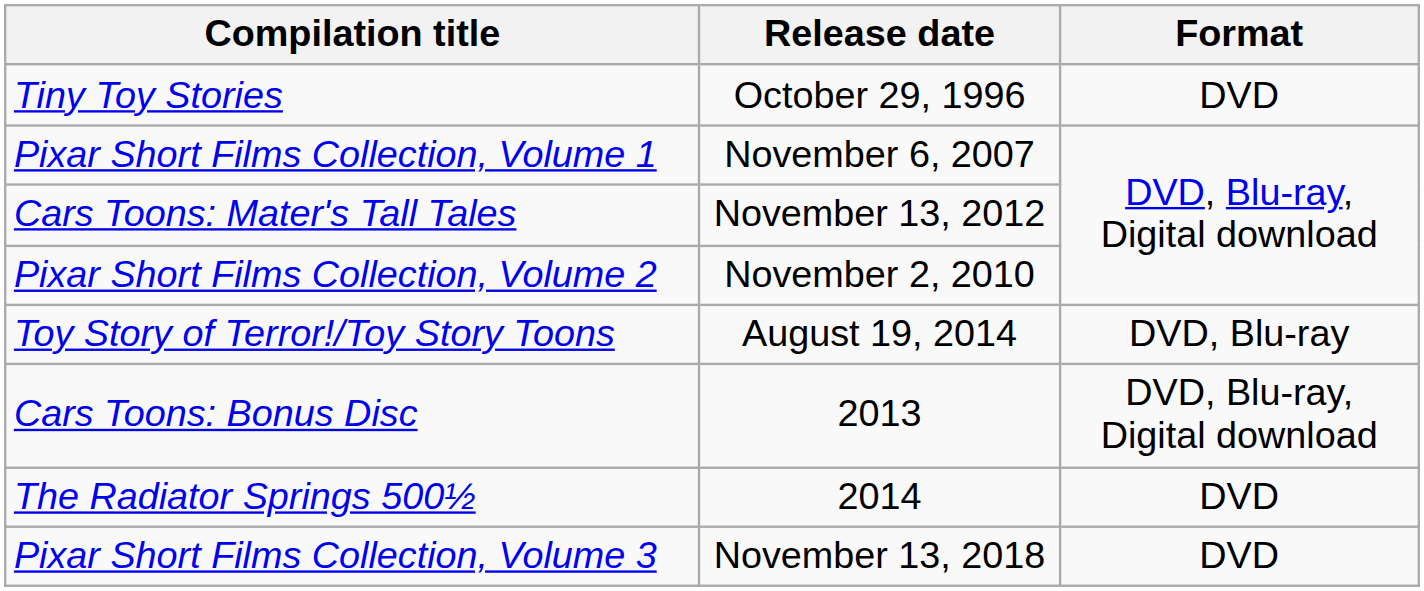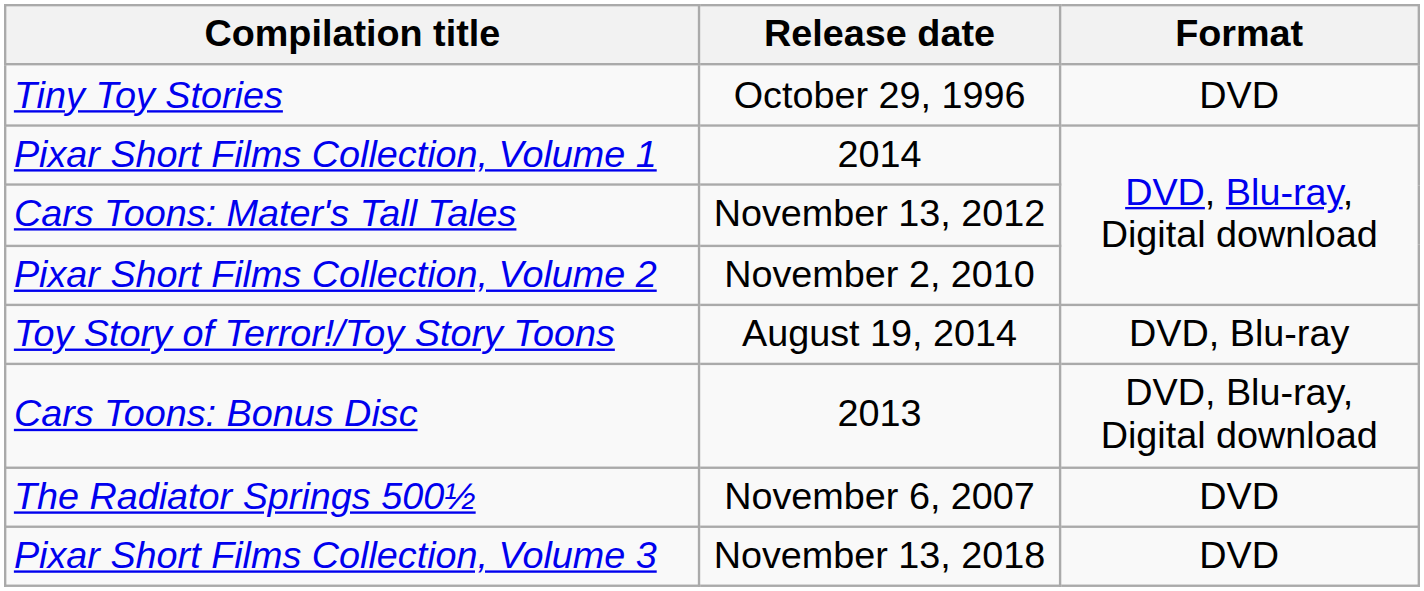(880, 154) November 6, 2007 -> (880, 154) 2014
(880, 496) 2014 -> (880, 496) November 6, 2007
